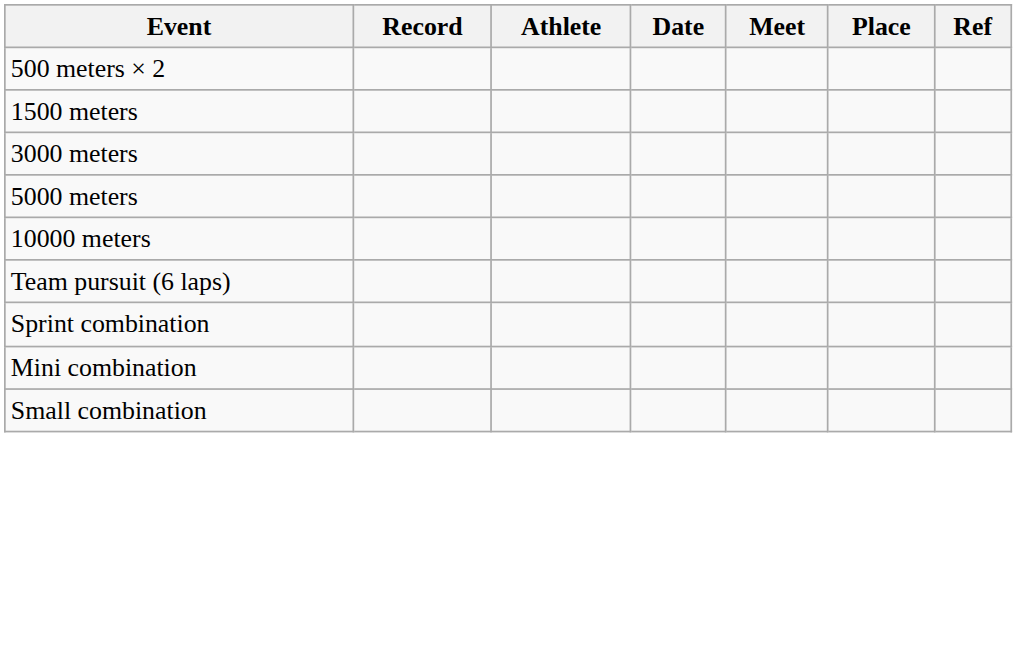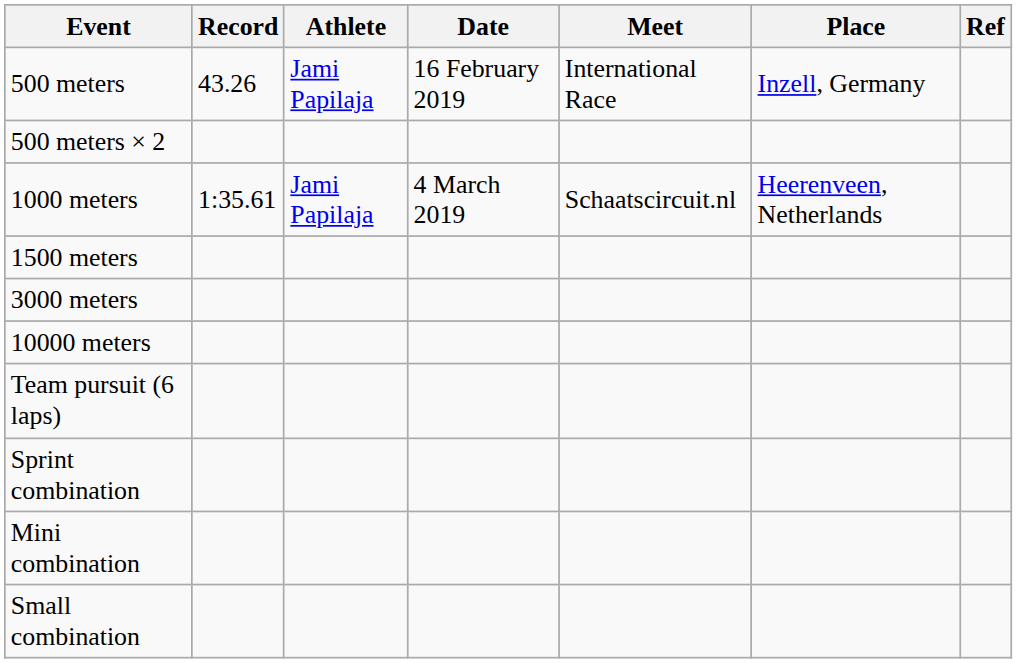+ row: (68, 83)
+ row: (74, 199)
- row: (74, 196)
